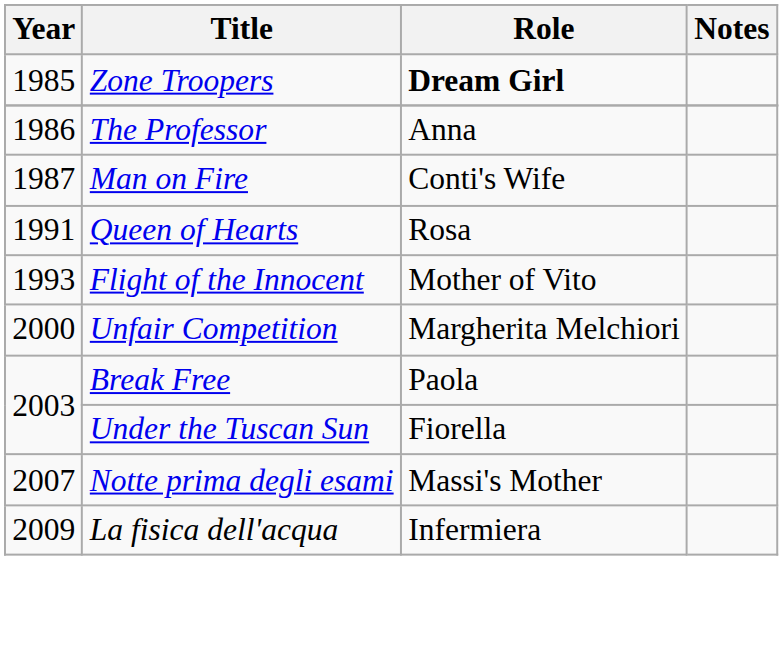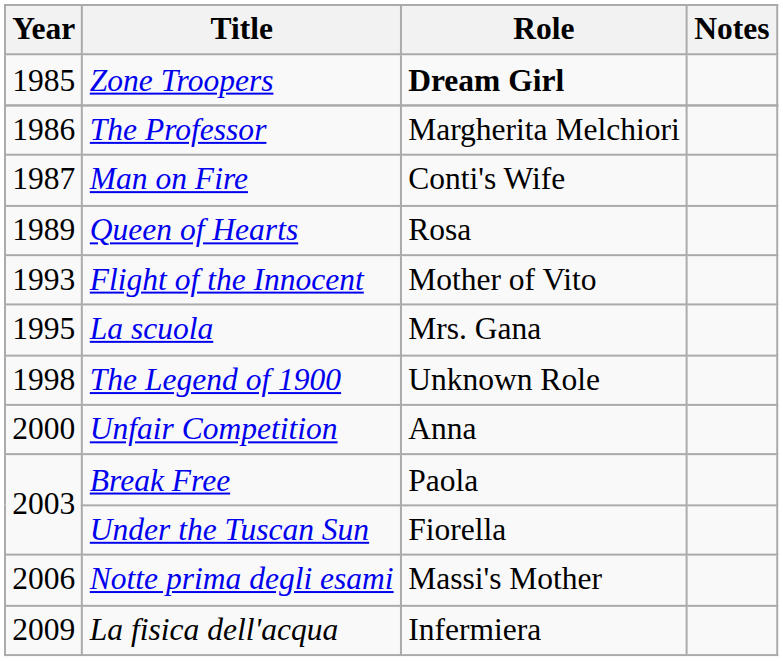(442, 129) Anna -> (544, 129) Margherita Melchiori
(44, 229) 1991 -> (44, 229) 1989
+ row: (152, 329)
+ row: (215, 379)
(544, 329) Margherita Melchiori -> (442, 429) Anna
(44, 479) 2007 -> (44, 579) 2006
